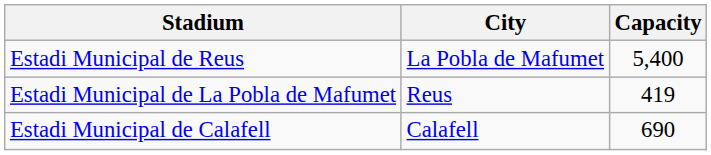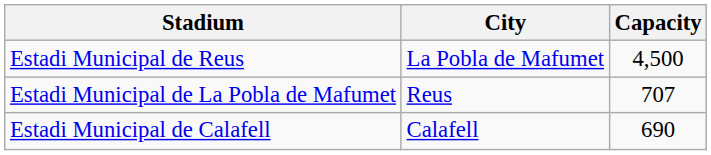(658, 58) 5,400 -> (658, 58) 4,500
(658, 94) 419 -> (658, 94) 707
